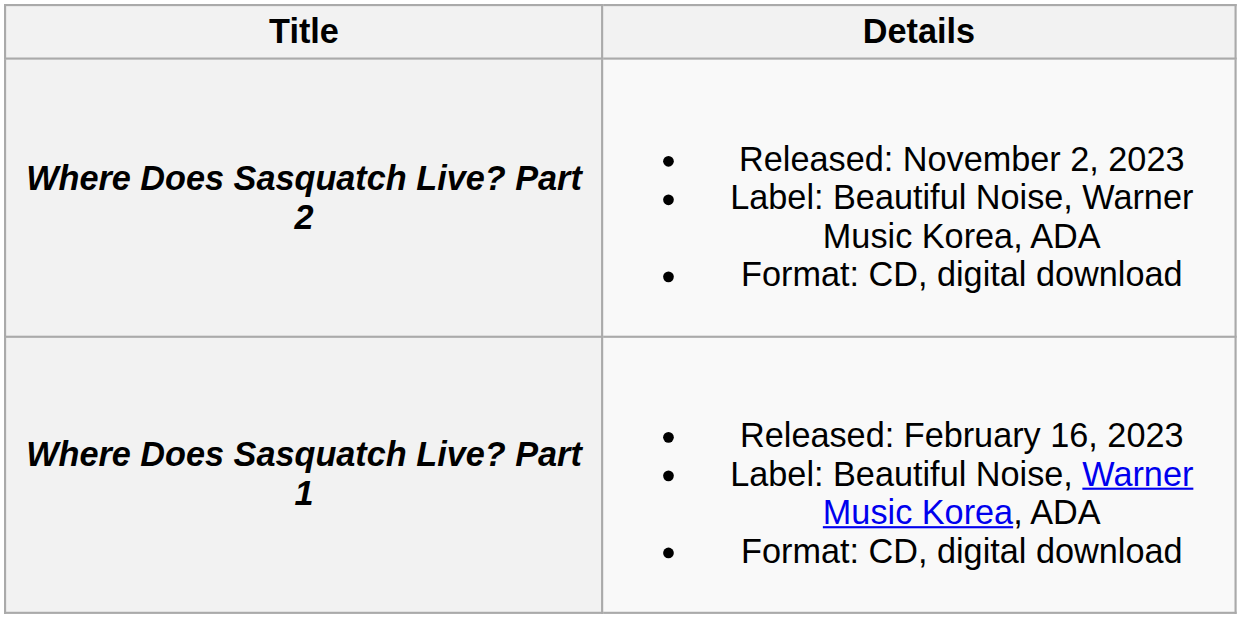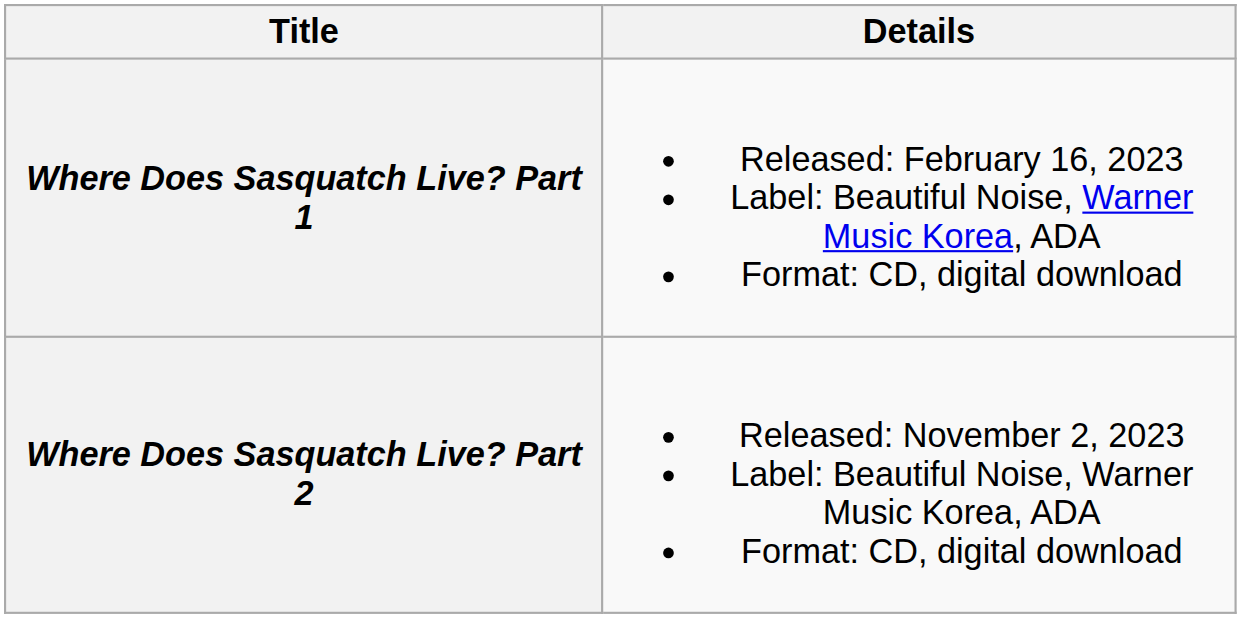rows swapped: (304, 474) <-> (304, 197)
